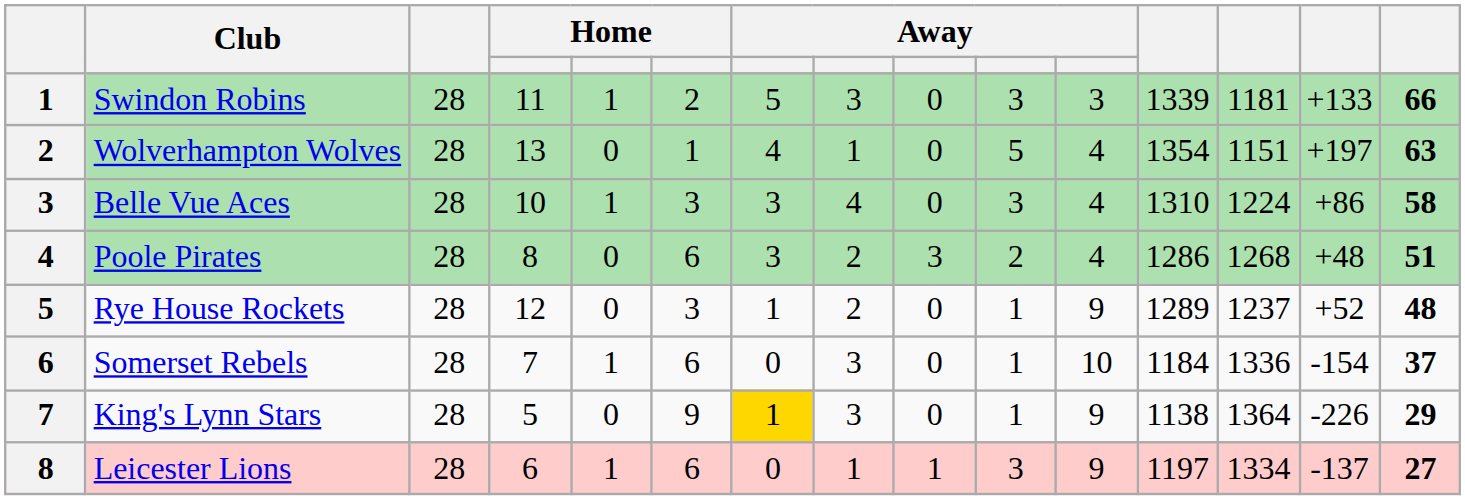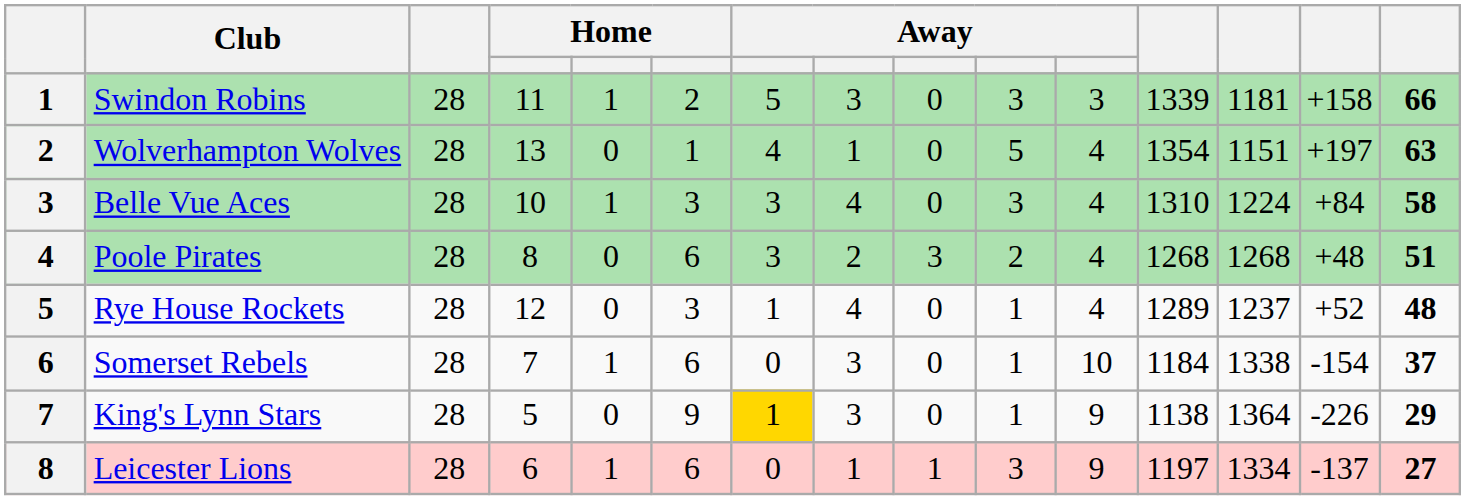(1339, 98) +133 -> (1339, 98) +158
(1339, 203) +86 -> (1339, 203) +84
(1178, 256) 1286 -> (1178, 256) 1268
(854, 309) 2 -> (854, 309) 4
(1097, 309) 9 -> (1097, 309) 4
(1258, 361) 1336 -> (1258, 361) 1338
